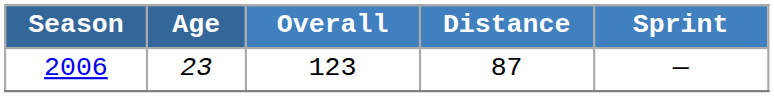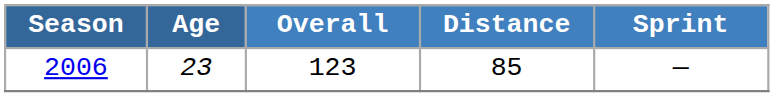(507, 70) 87 -> (507, 70) 85
